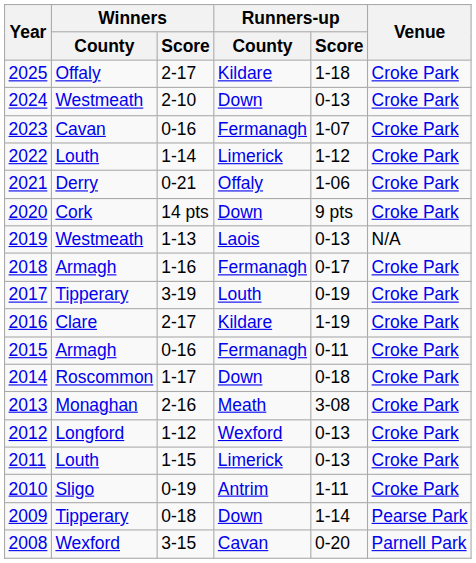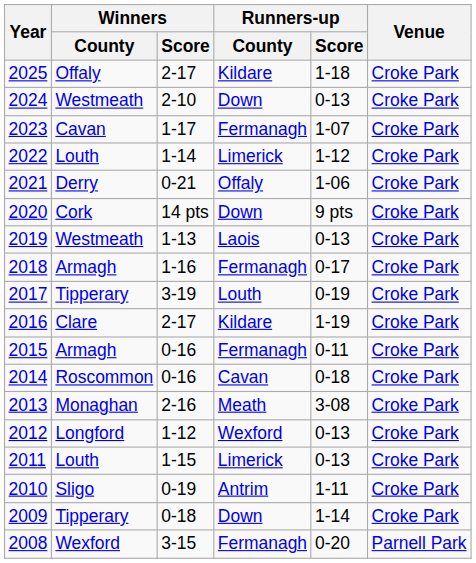(179, 128) 0-16 -> (179, 128) 1-17
(386, 239) N/A -> (415, 239) Croke Park
(179, 377) 1-17 -> (179, 377) 0-16
(240, 377) Down -> (243, 377) Cavan
(420, 516) Pearse Park -> (415, 516) Croke Park
(243, 543) Cavan -> (262, 543) Fermanagh
